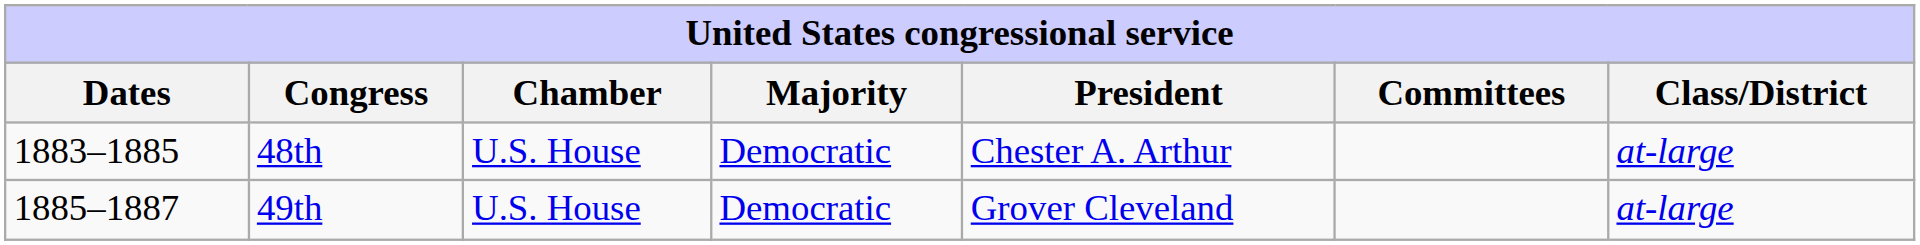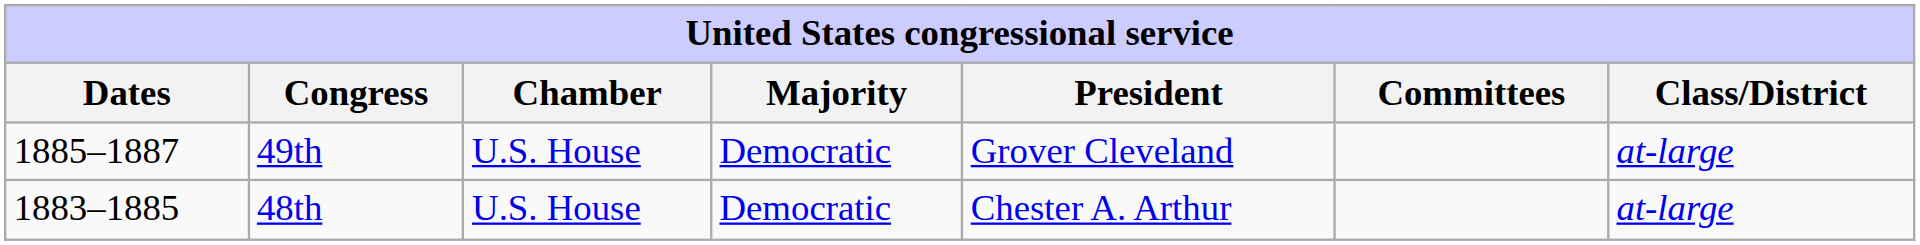rows swapped: (290, 150) <-> (290, 208)
